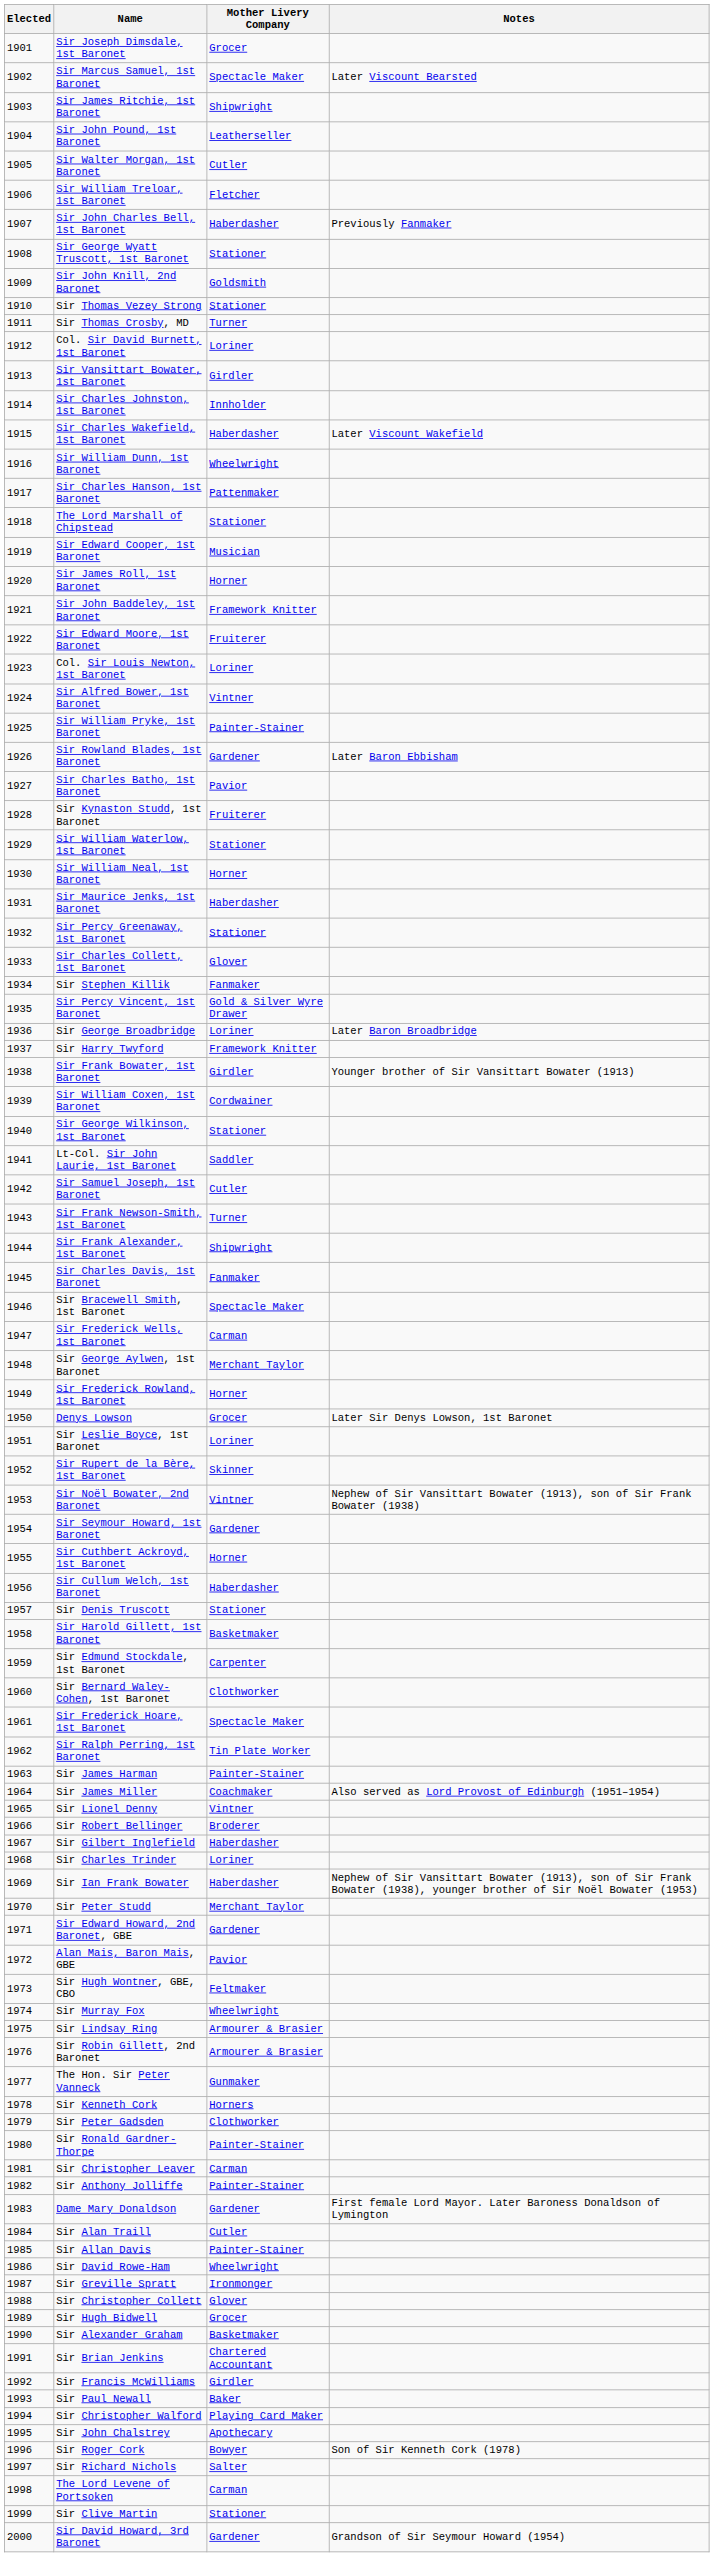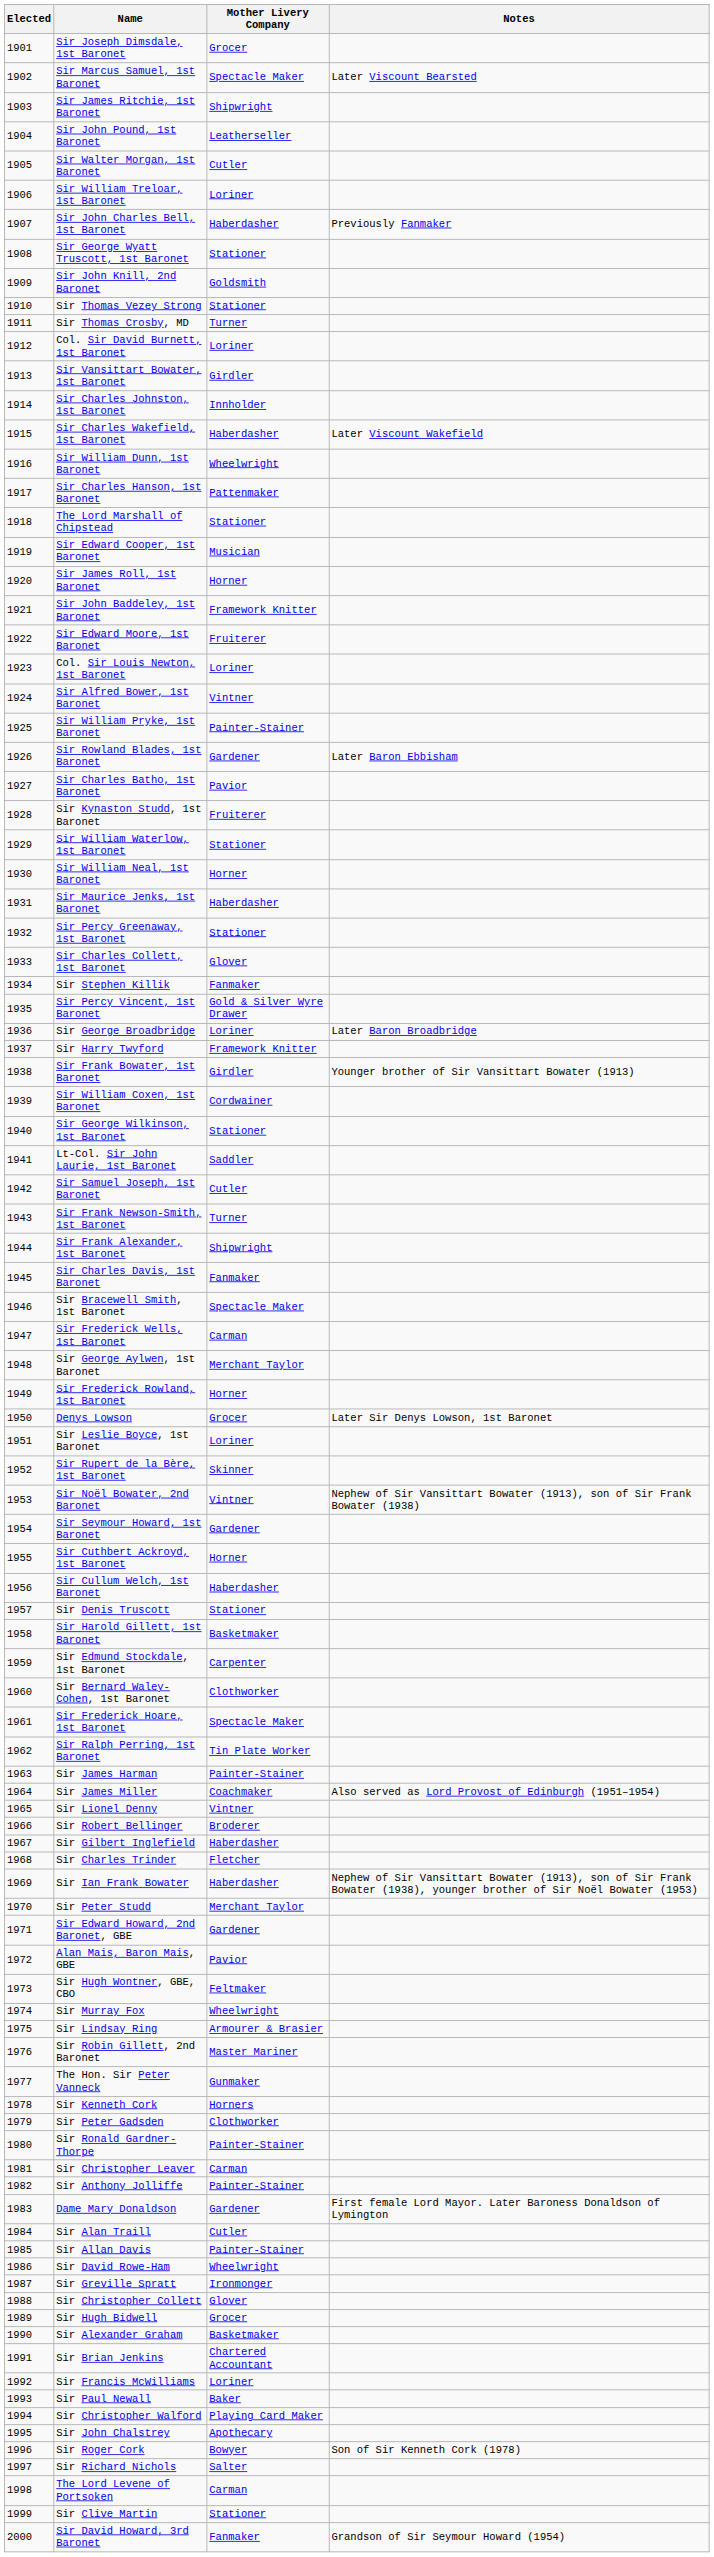(235, 195) Fletcher -> (231, 195) Loriner
(231, 1860) Loriner -> (235, 1860) Fletcher
(266, 2052) Armourer & Brasier -> (254, 2052) Master Mariner
(231, 2382) Girdler -> (231, 2382) Loriner
(235, 2537) Gardener -> (235, 2537) Fanmaker
